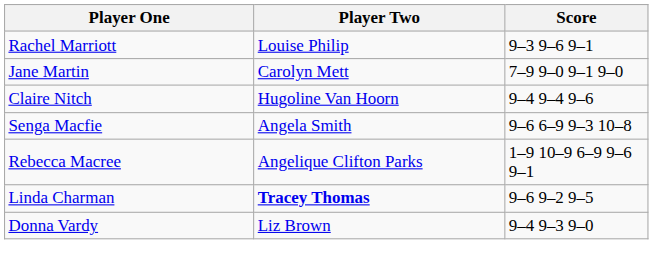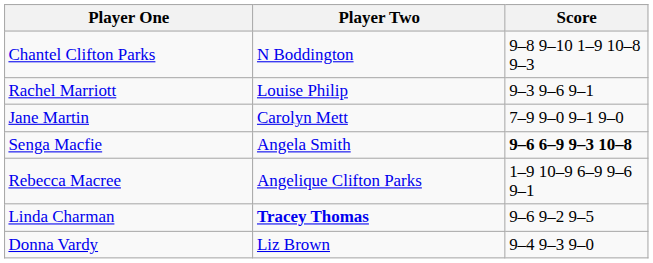+ row: (82, 54)
- row: (50, 98)
(570, 125) normal -> (571, 144) bold
